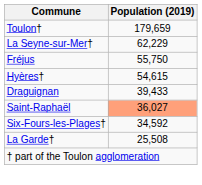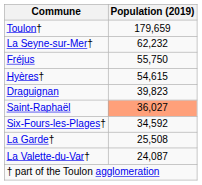(152, 44) 62,229 -> (152, 44) 62,232
(152, 92) 39,433 -> (152, 92) 39,823
+ row: (48, 156)
